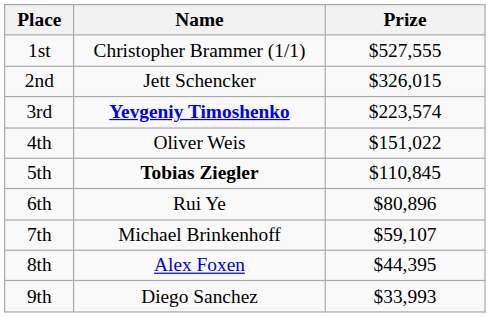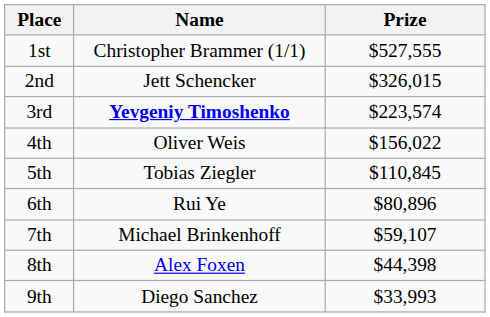(405, 142) $151,022 -> (405, 142) $156,022
(199, 173) bold -> (199, 173) normal
(405, 265) $44,395 -> (405, 265) $44,398
